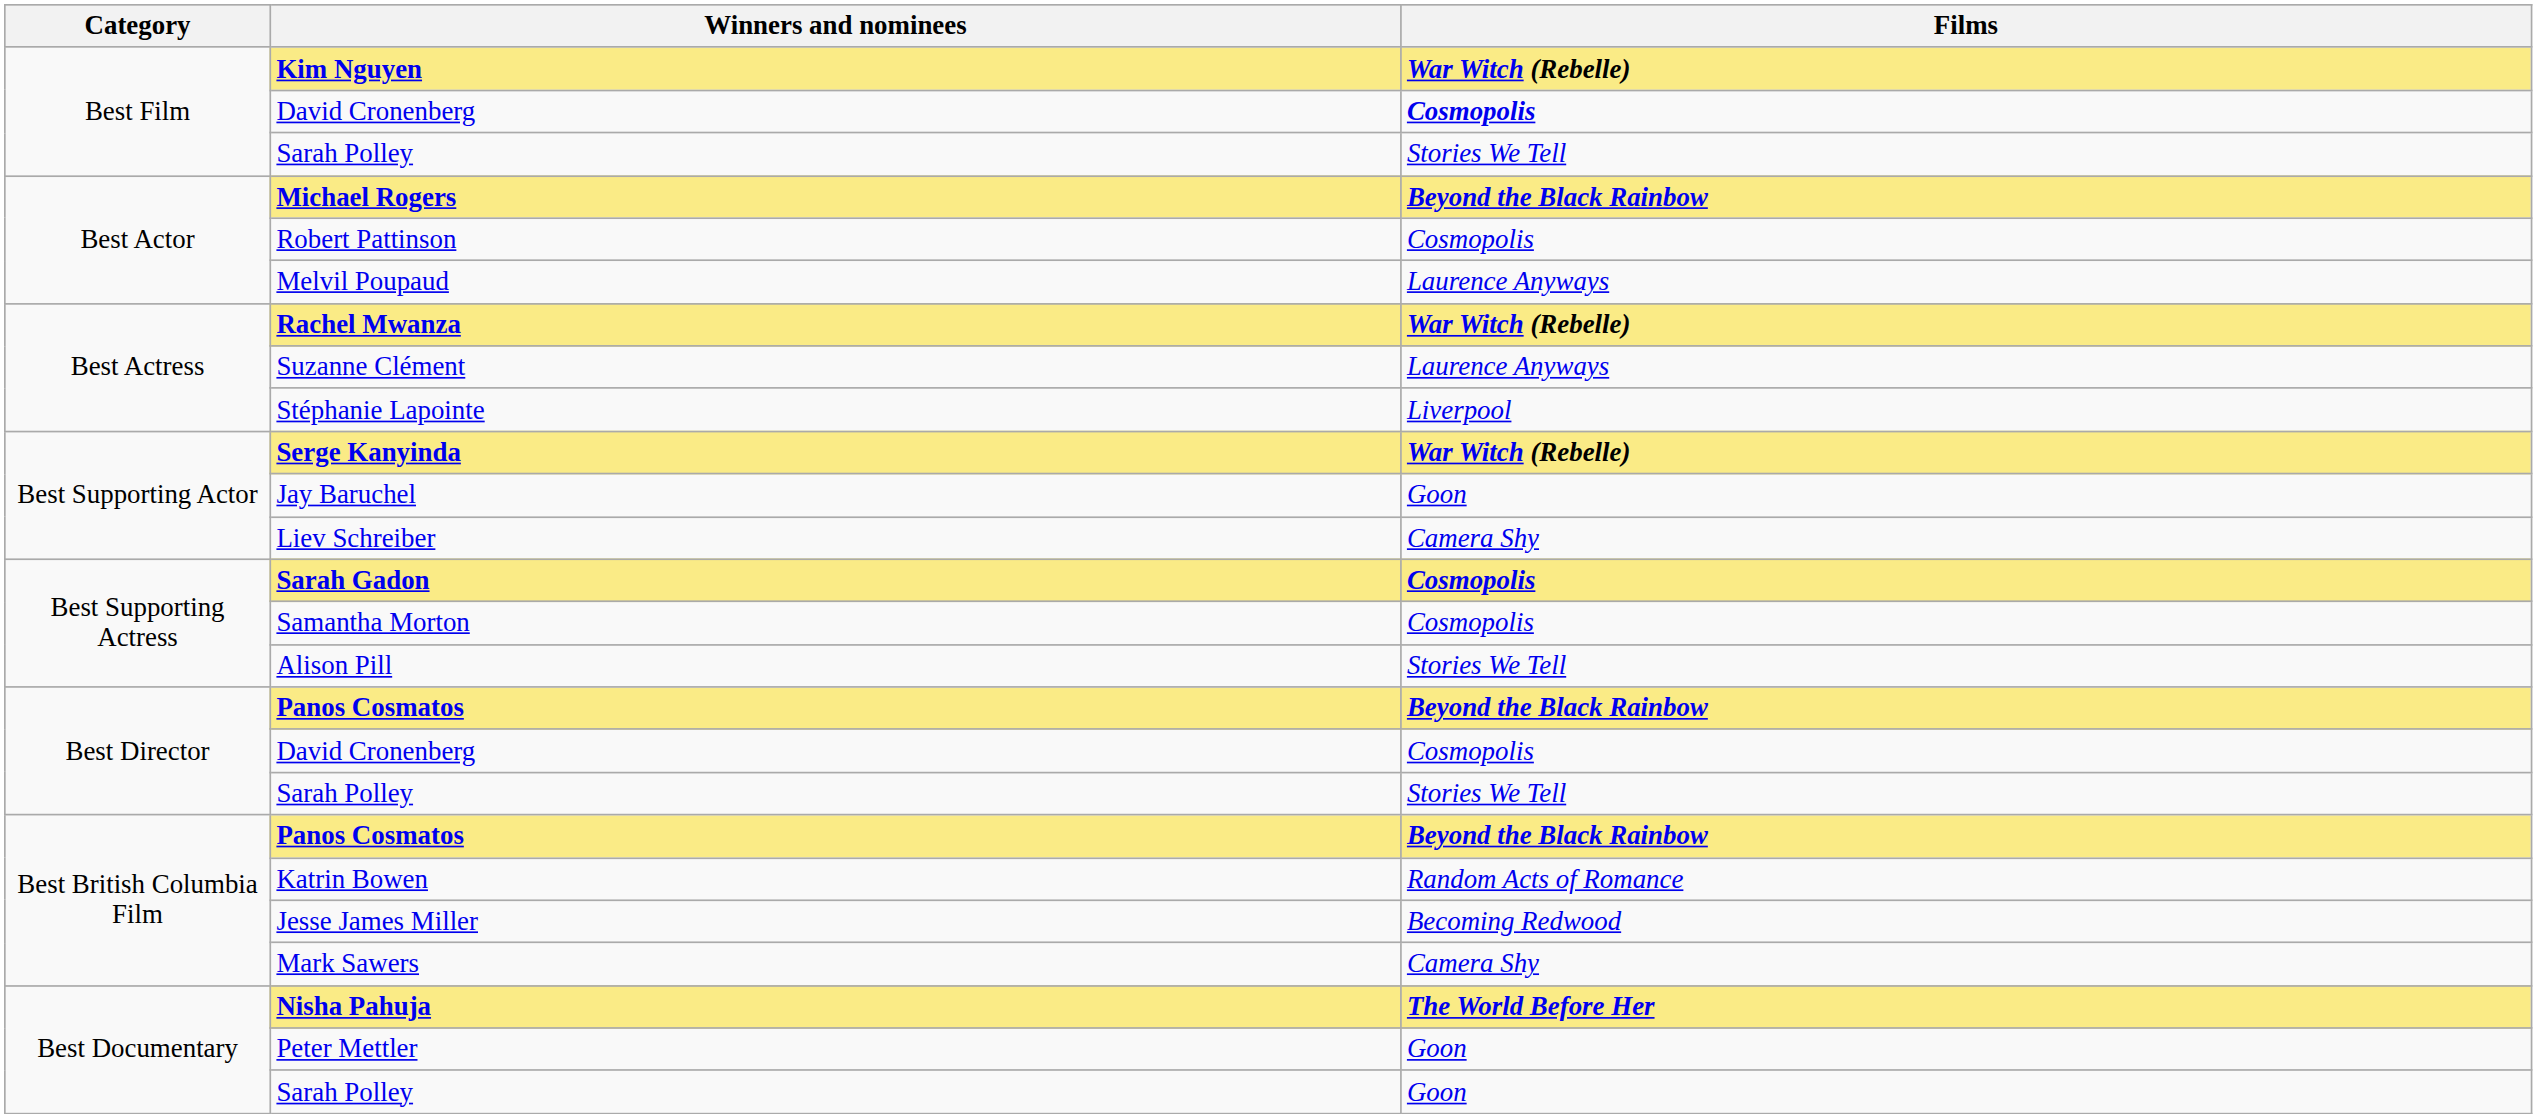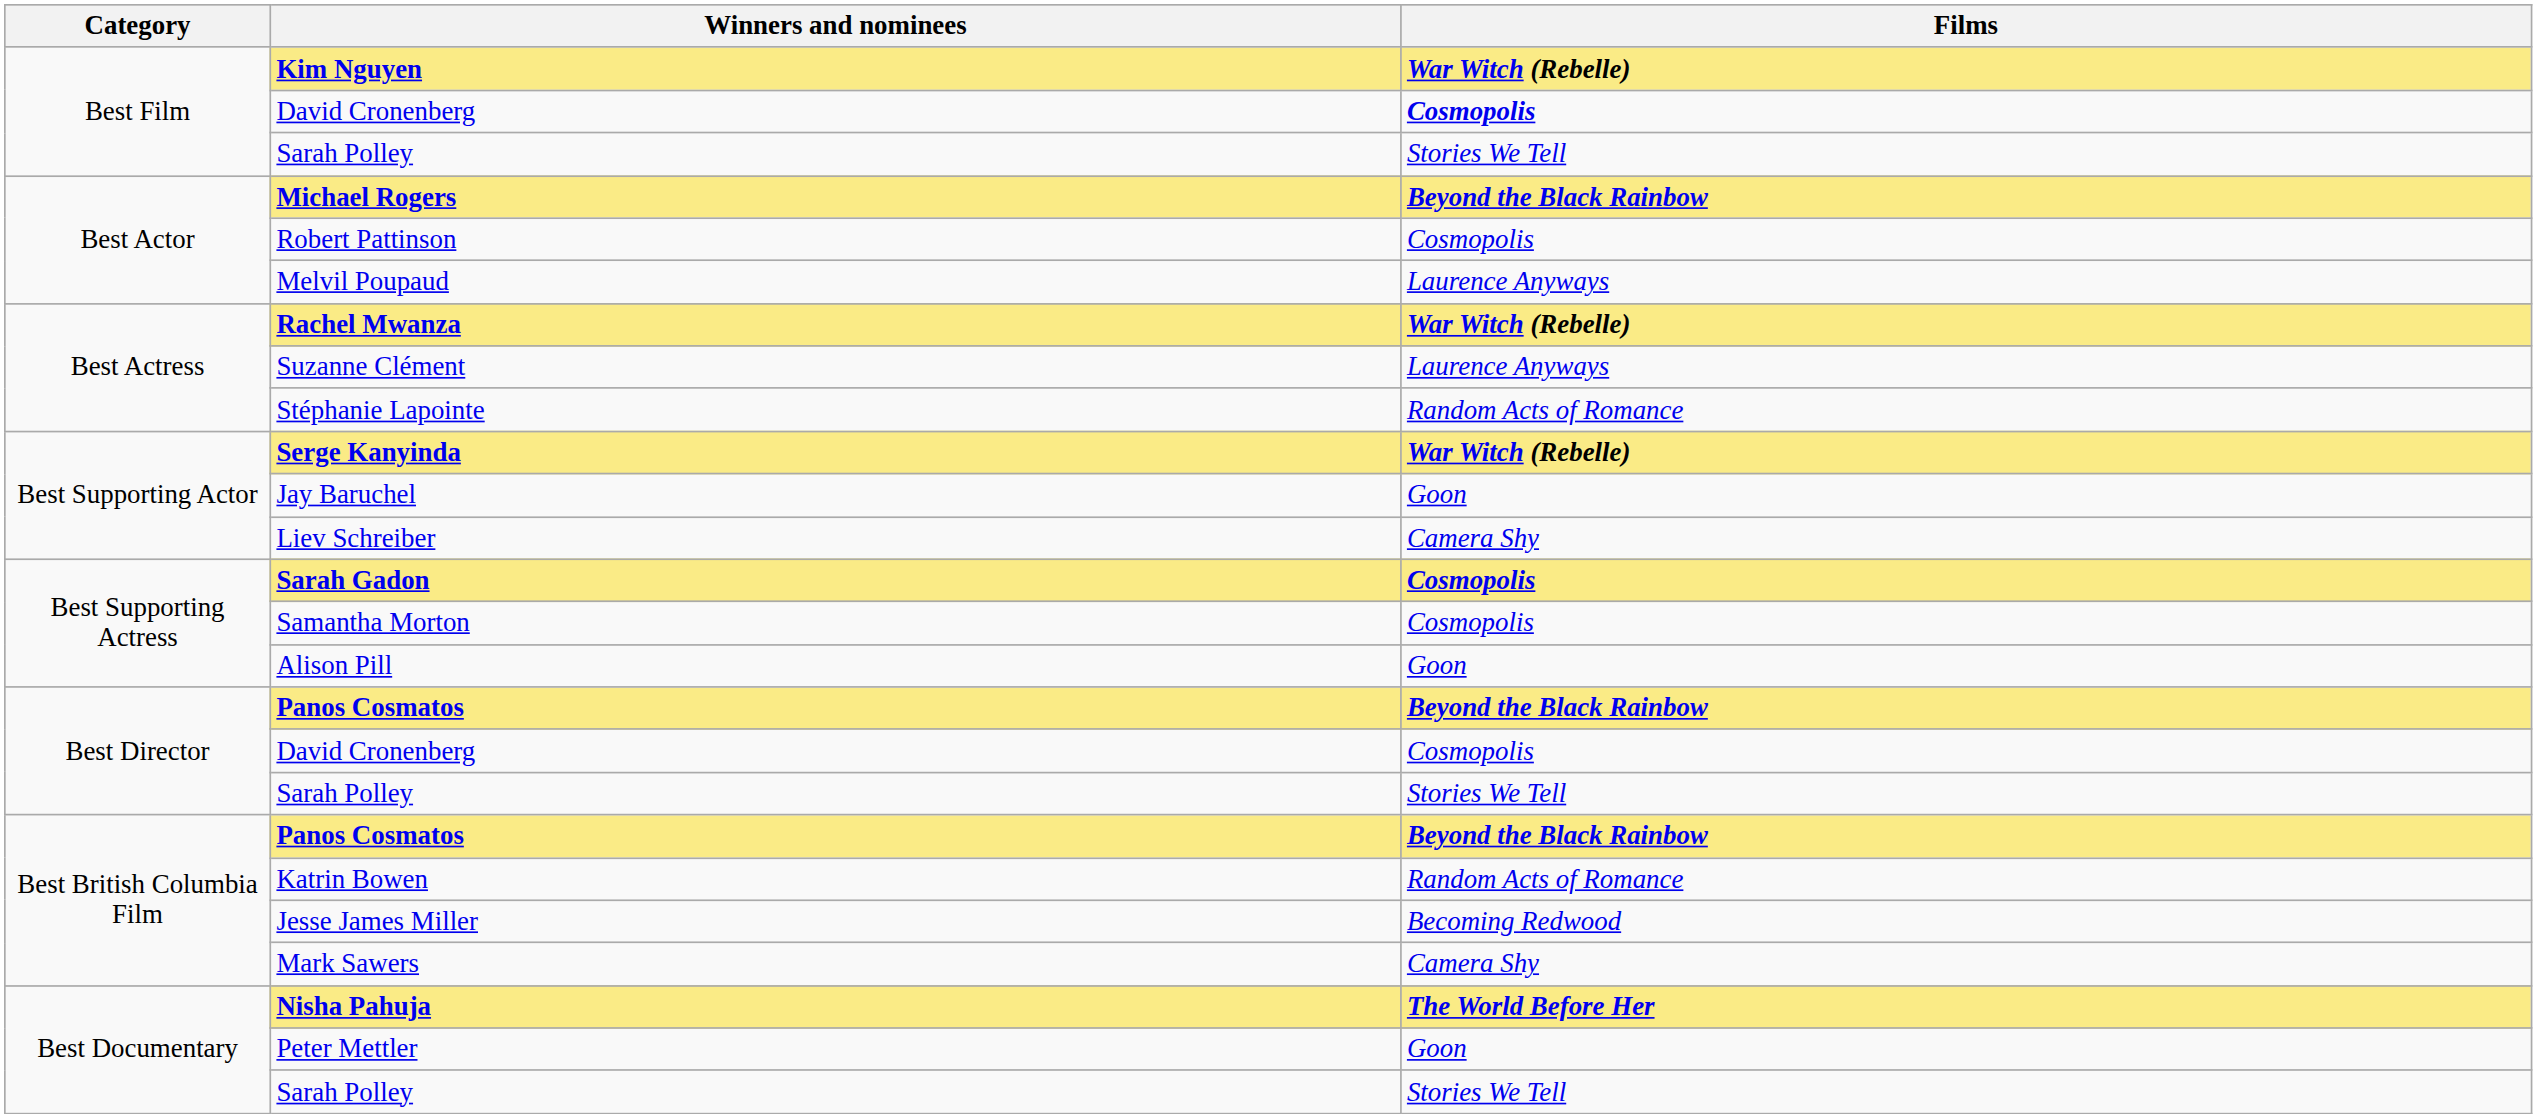(1459, 409) Liverpool -> (1545, 409) Random Acts of Romance
(1487, 665) Stories We Tell -> (1437, 665) Goon
(1437, 1091) Goon -> (1487, 1091) Stories We Tell
